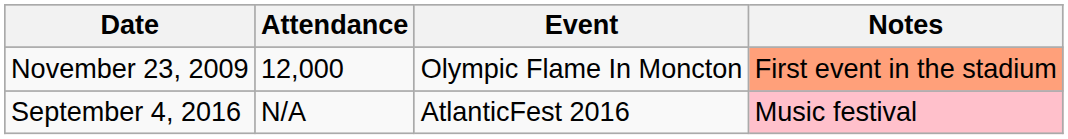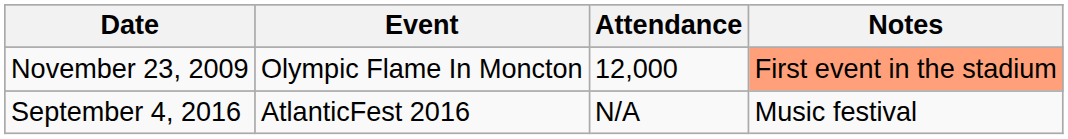columns swapped: (582, 25) <-> (335, 25)
(836, 111) pink background -> (836, 111) no background
